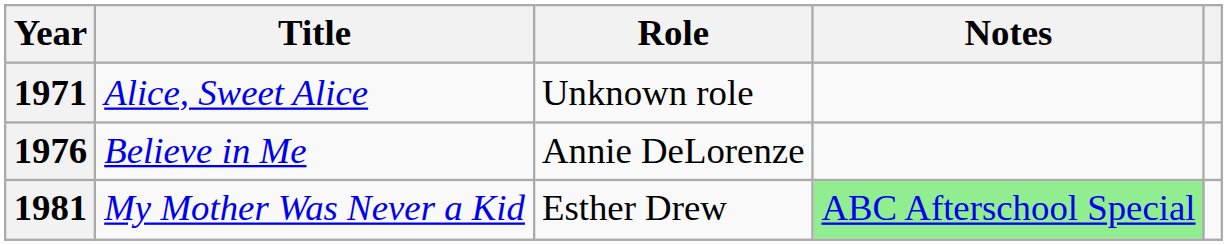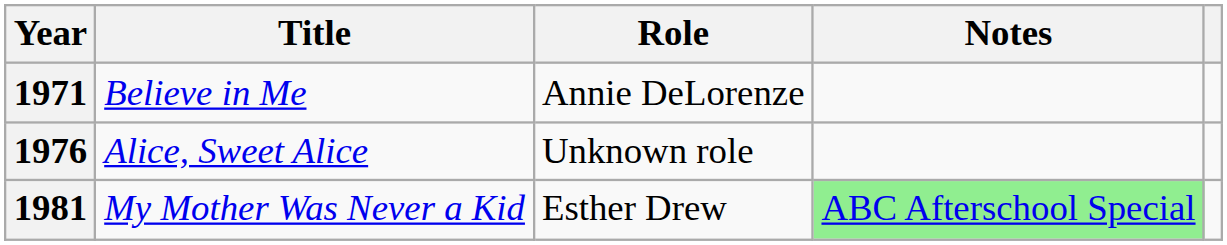(236, 92) Alice, Sweet Alice -> (205, 92) Believe in Me
(648, 92) Unknown role -> (673, 92) Annie DeLorenze
(205, 150) Believe in Me -> (236, 150) Alice, Sweet Alice
(673, 150) Annie DeLorenze -> (648, 150) Unknown role
